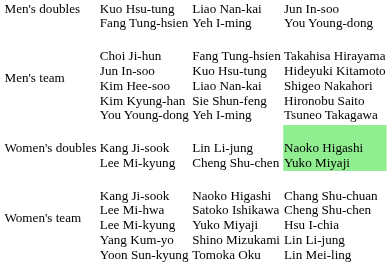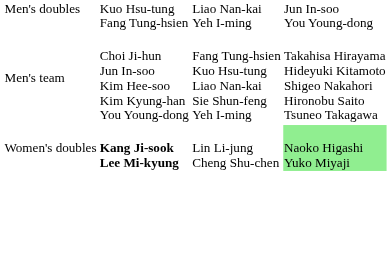(137, 155) normal -> (139, 155) bold
- row: (43, 217)
